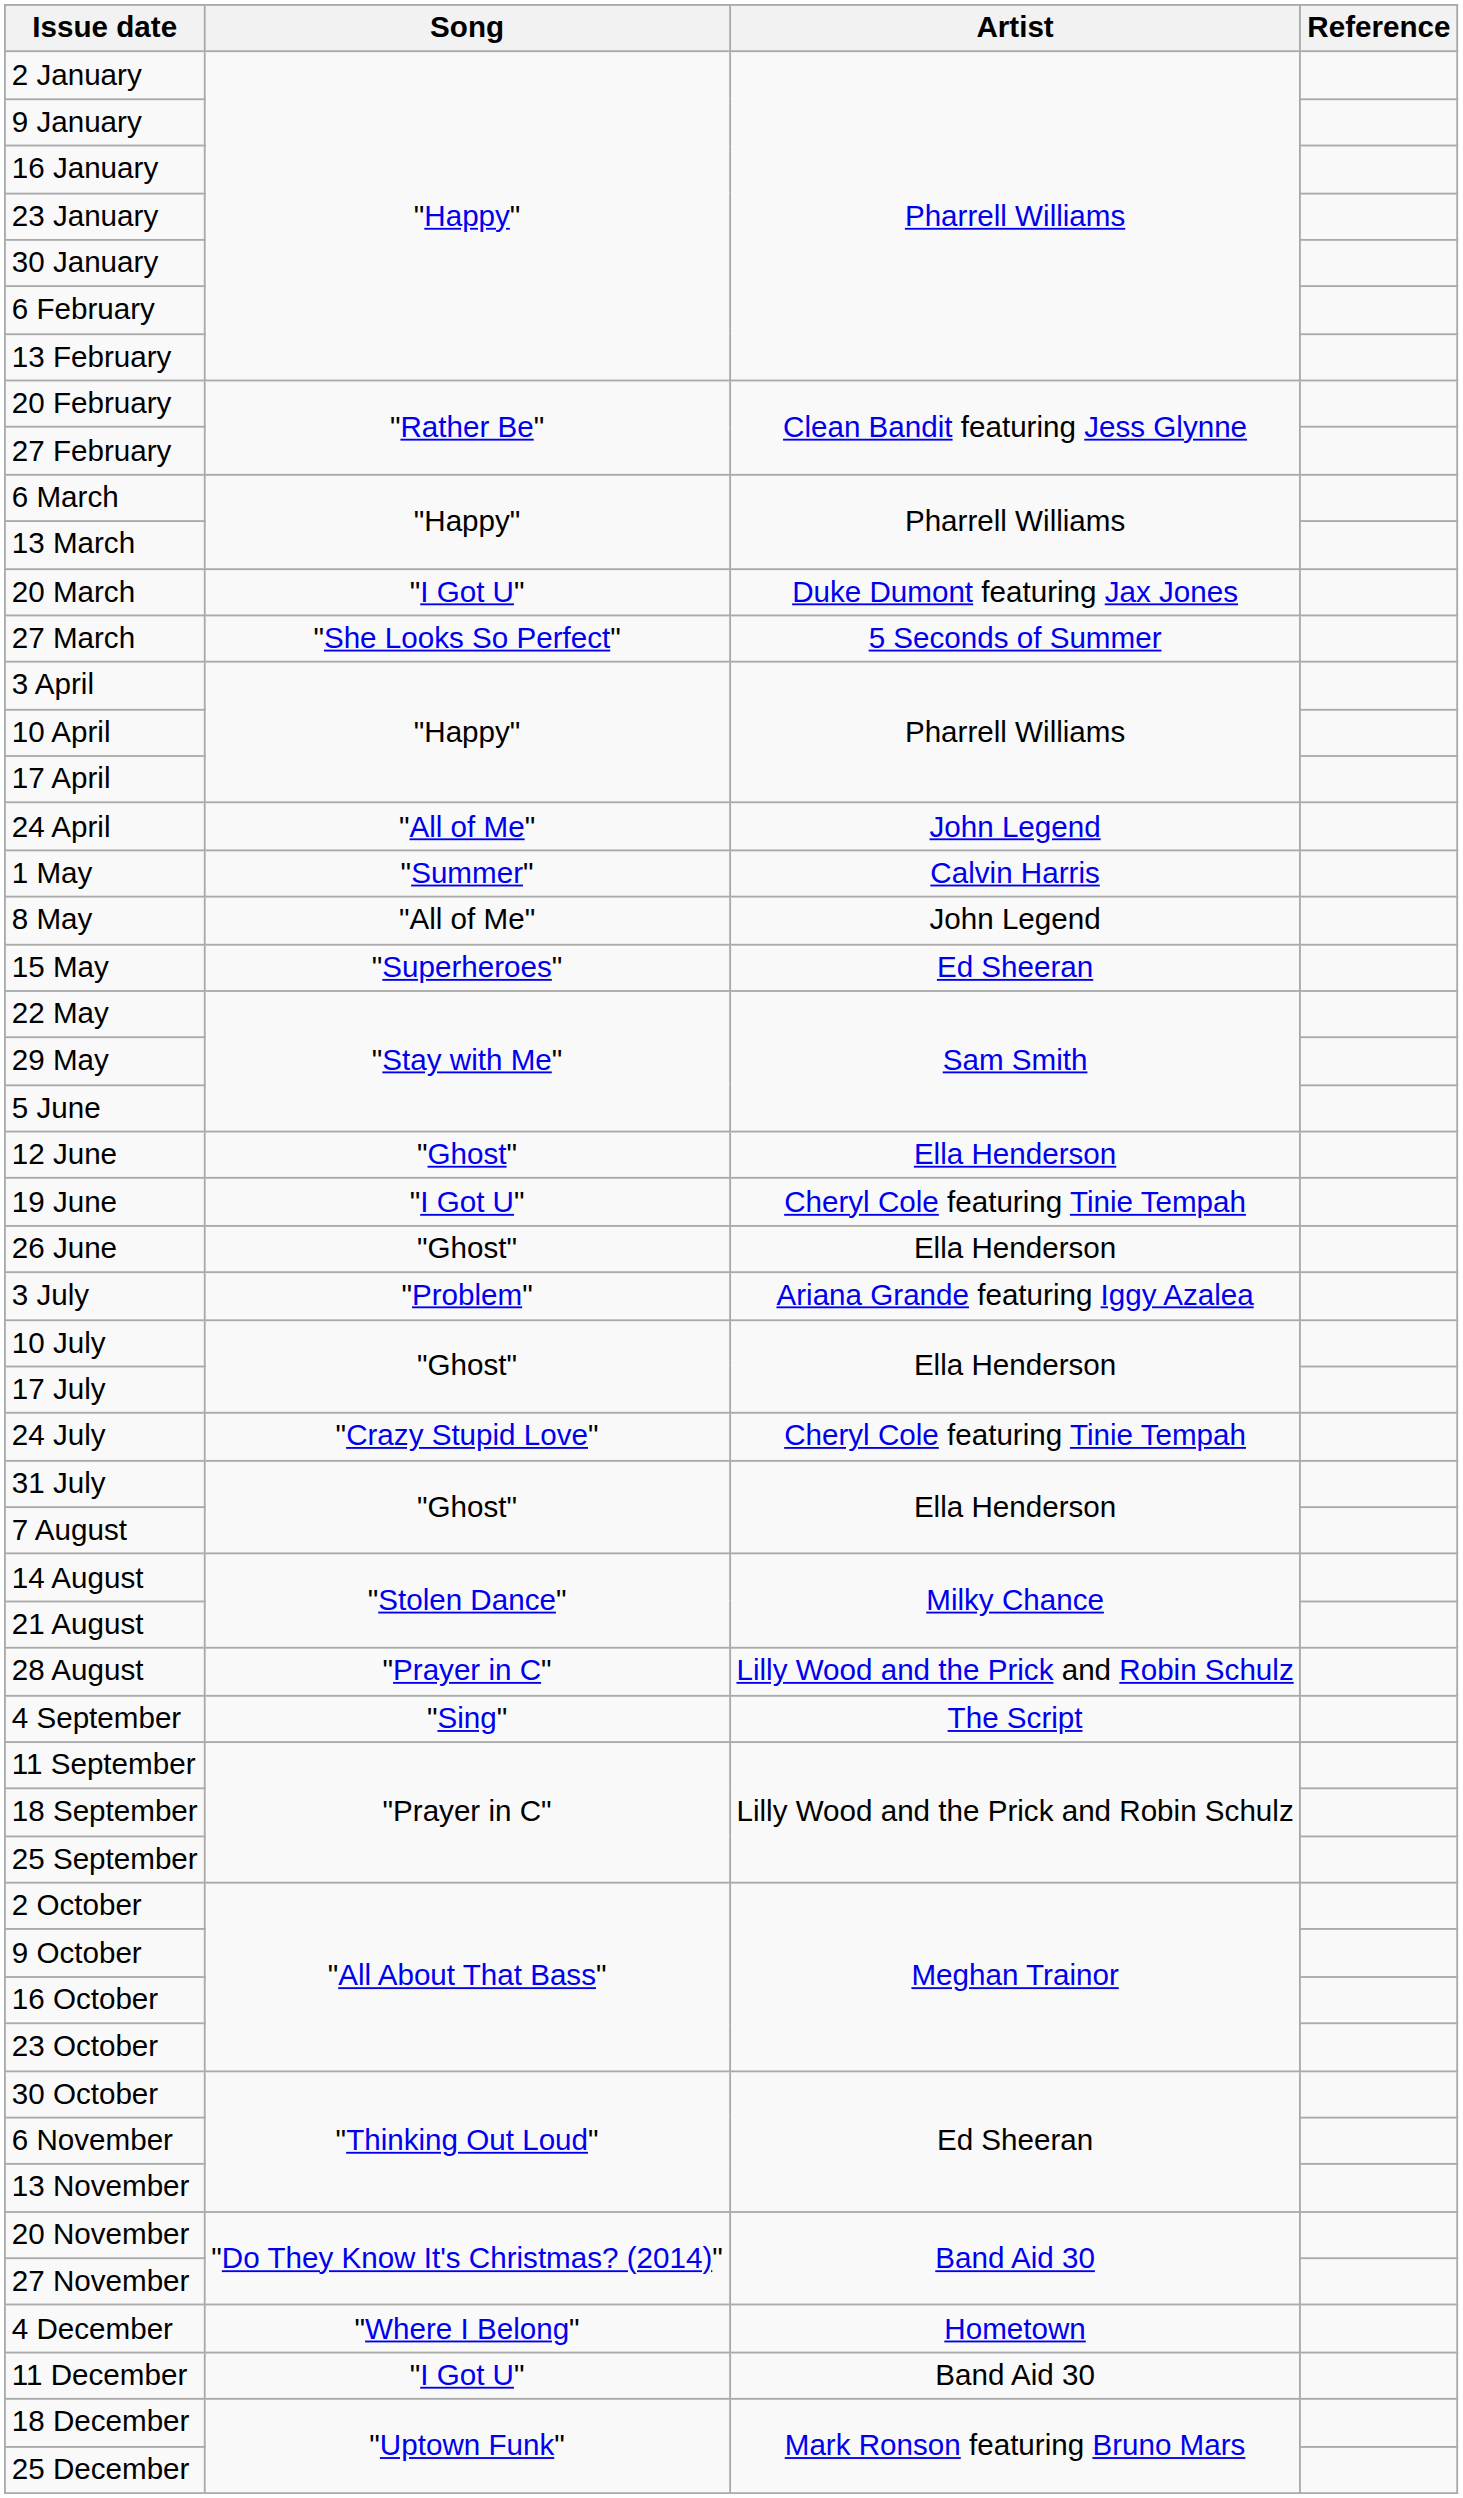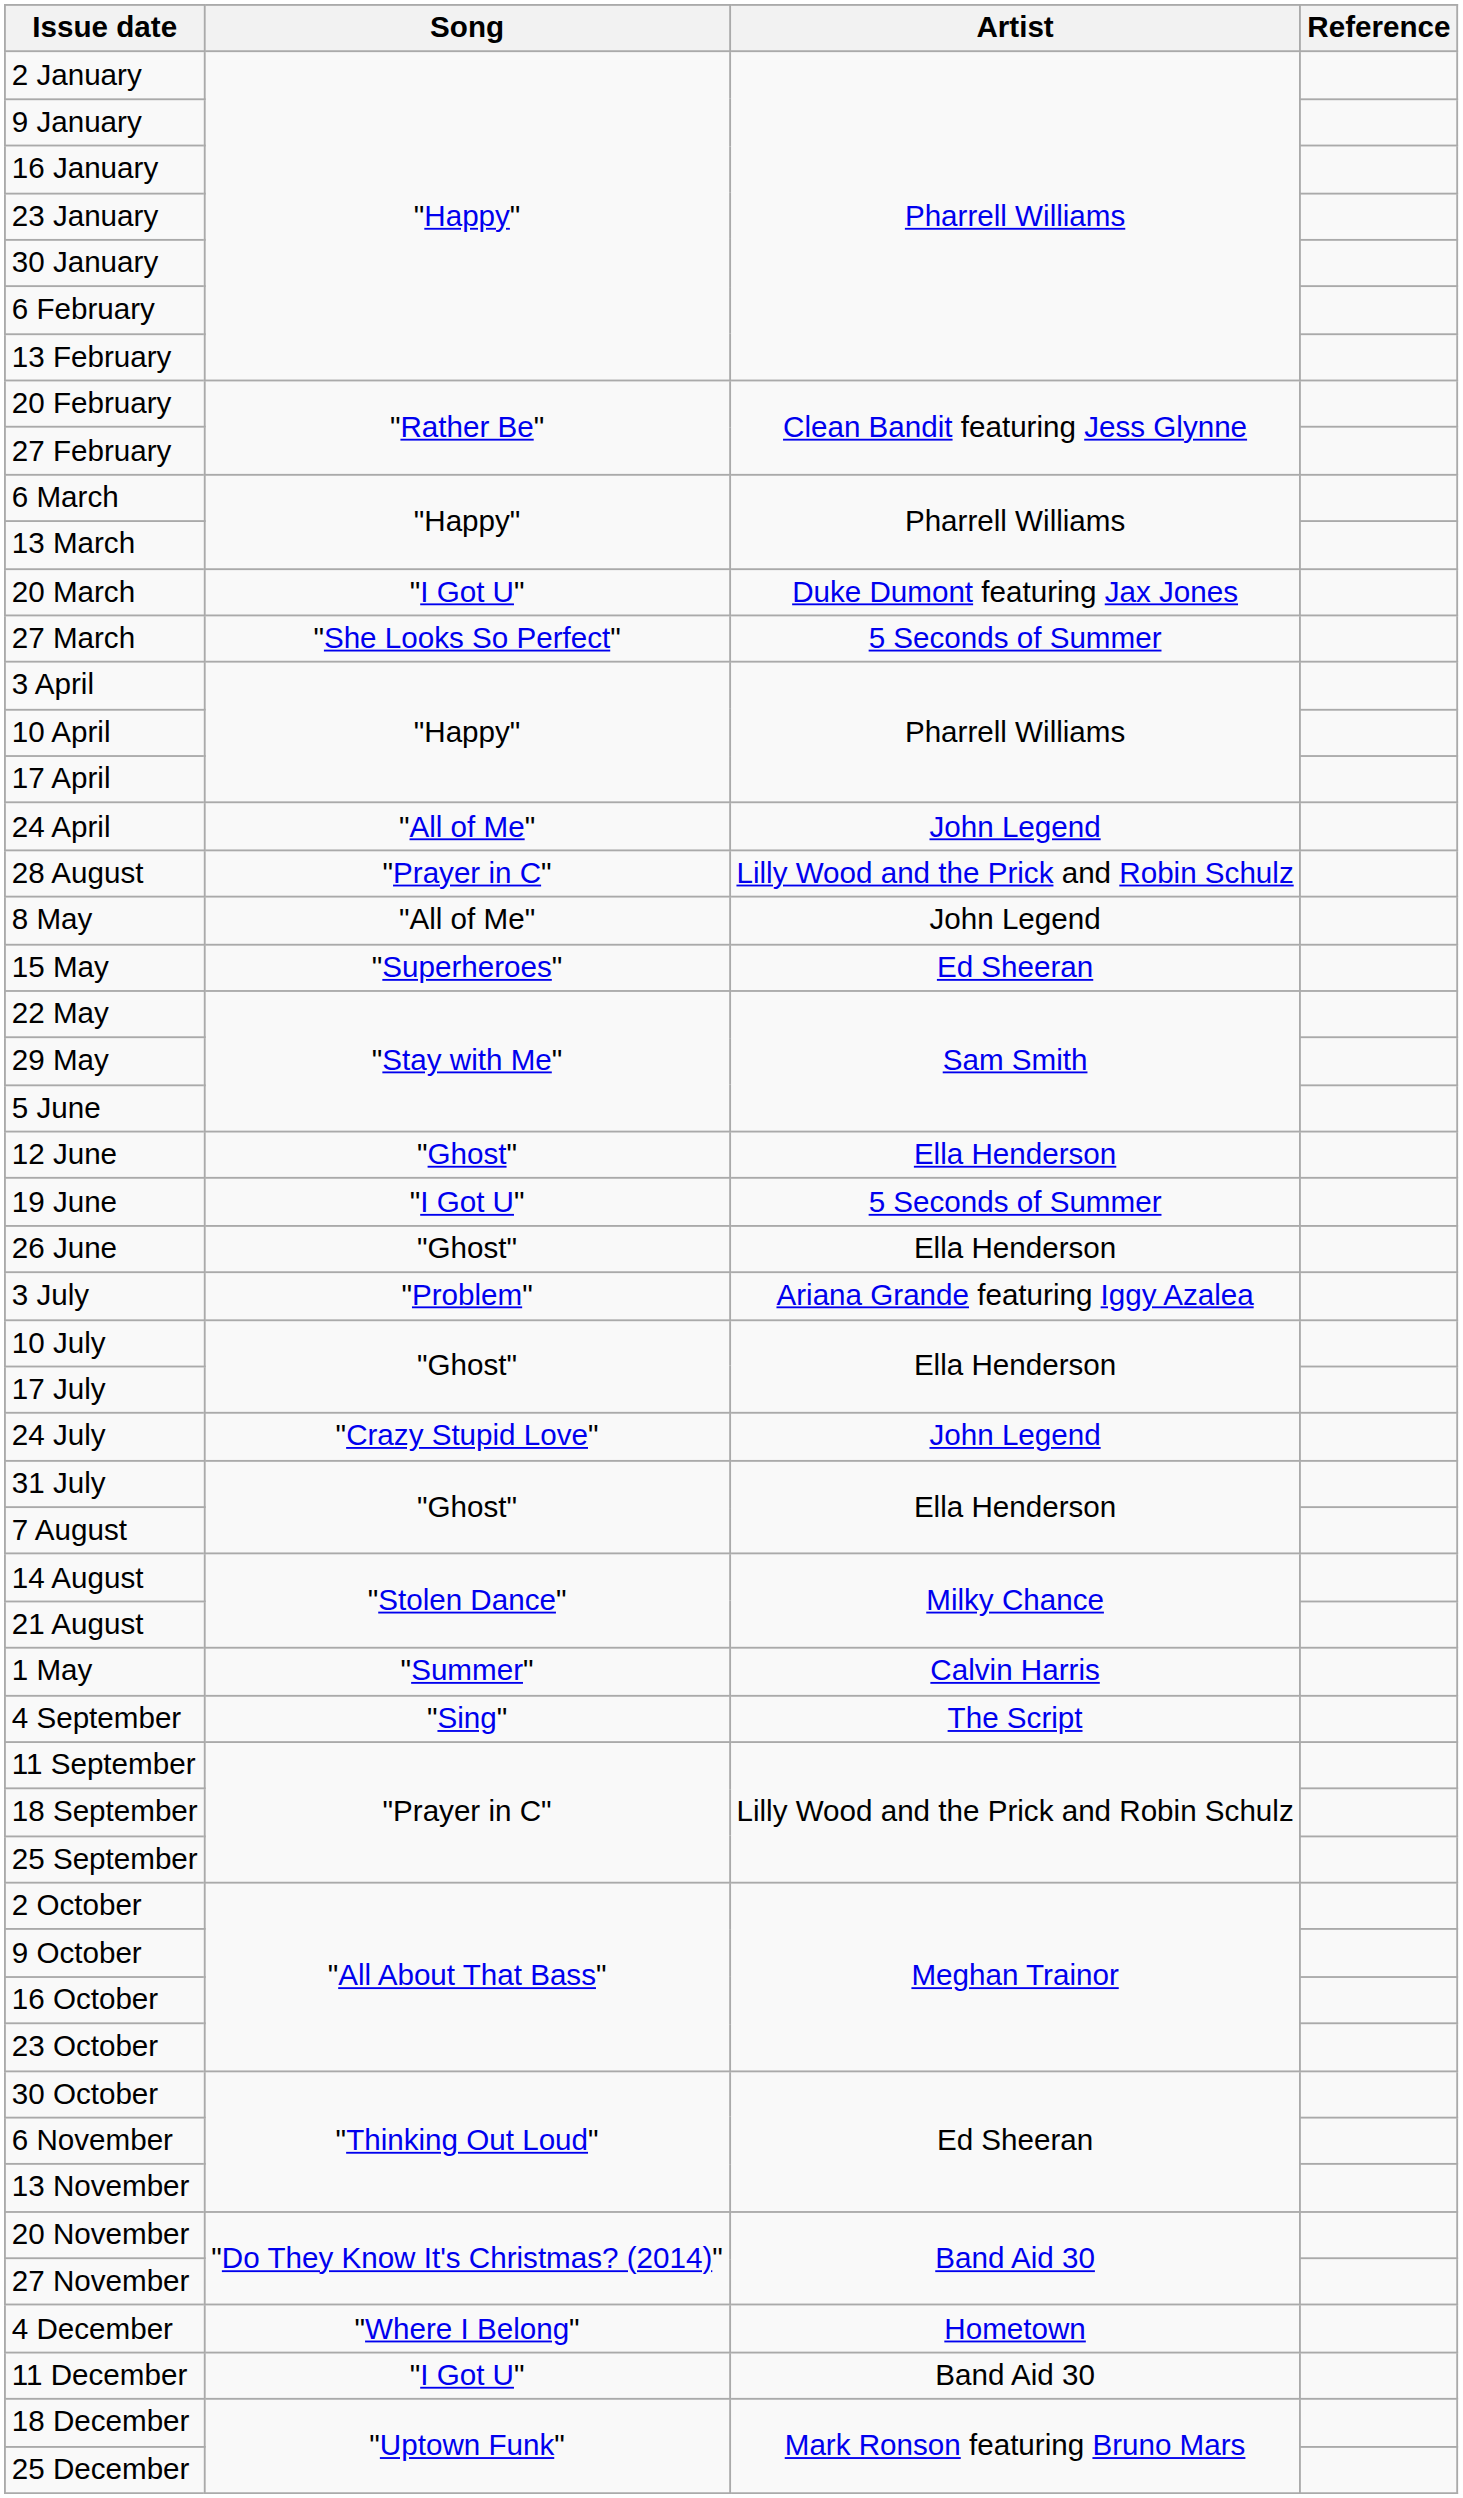rows swapped: (52, 872) <-> (78, 1671)
(1015, 1201) Cheryl Cole featuring Tinie Tempah -> (1015, 1201) 5 Seconds of Summer
(1015, 1436) Cheryl Cole featuring Tinie Tempah -> (1015, 1436) John Legend
